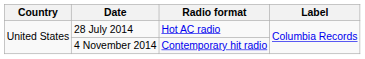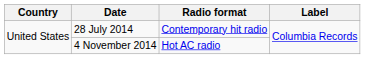(191, 29) Hot AC radio -> (214, 29) Contemporary hit radio
(214, 45) Contemporary hit radio -> (191, 45) Hot AC radio
